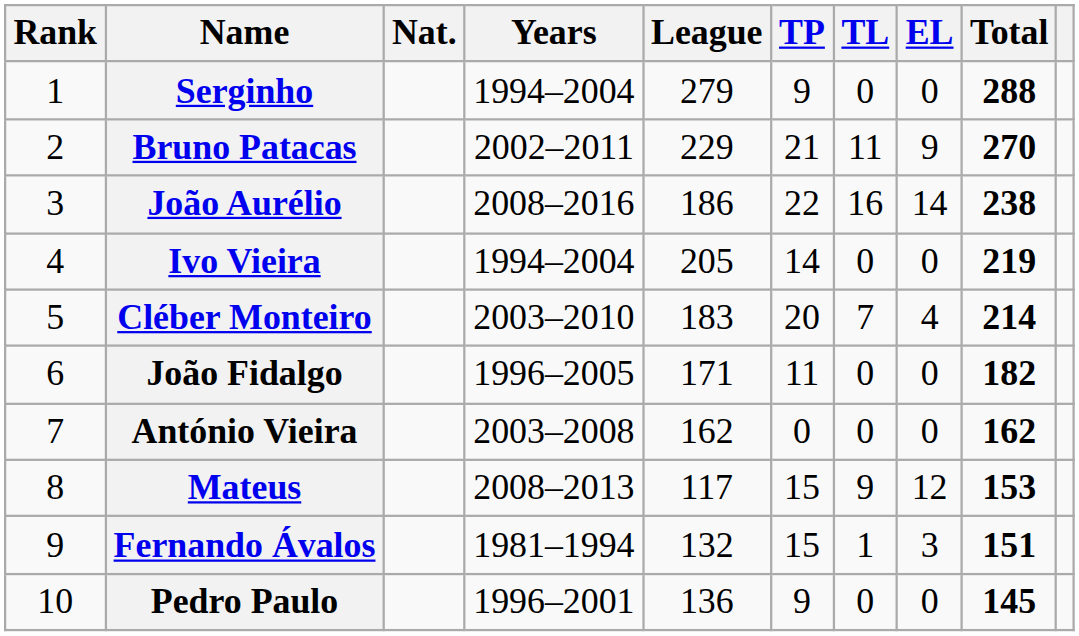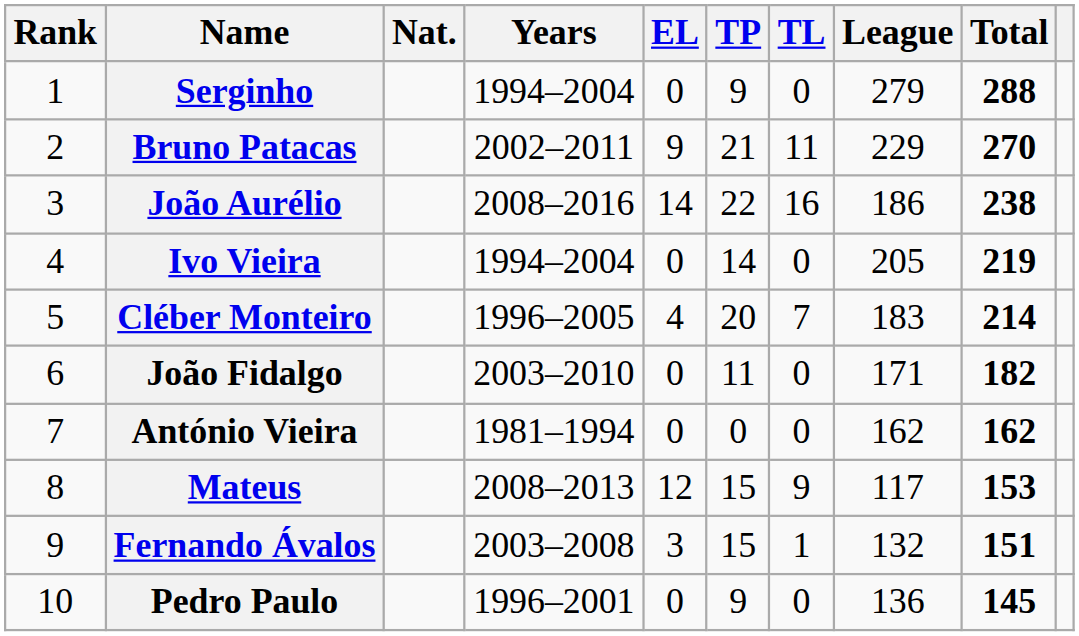columns swapped: (707, 32) <-> (930, 32)
(554, 317) 2003–2010 -> (554, 317) 1996–2005
(554, 373) 1996–2005 -> (554, 373) 2003–2010
(554, 430) 2003–2008 -> (554, 430) 1981–1994
(554, 544) 1981–1994 -> (554, 544) 2003–2008
